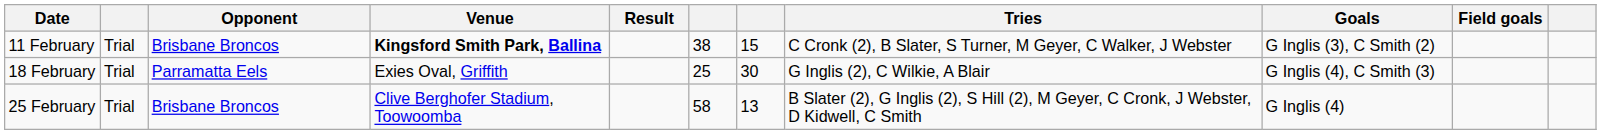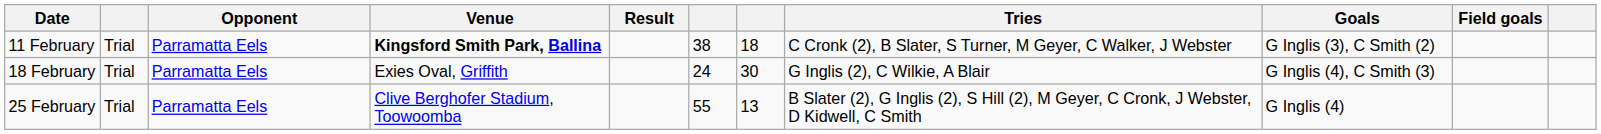(215, 44) Brisbane Broncos -> (209, 44) Parramatta Eels
(749, 44) 15 -> (749, 44) 18
(702, 71) 25 -> (702, 71) 24
(215, 107) Brisbane Broncos -> (209, 107) Parramatta Eels
(702, 107) 58 -> (702, 107) 55
